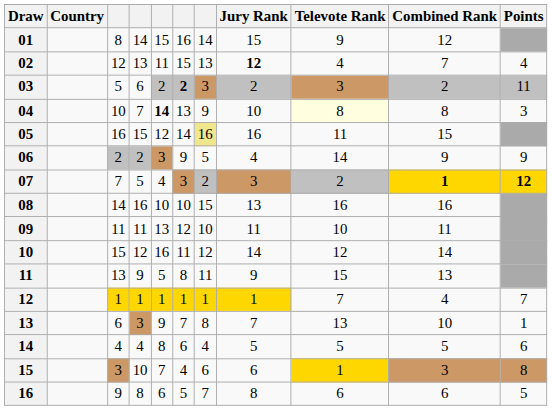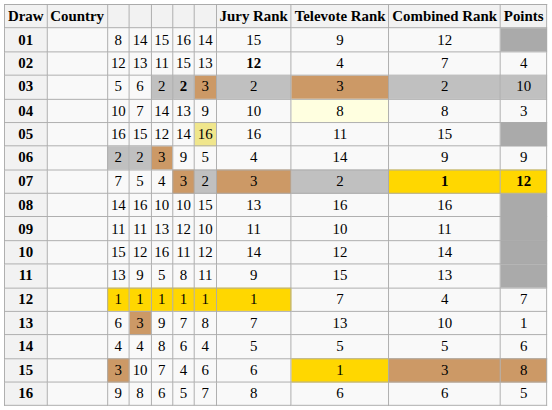(524, 87) 11 -> (524, 87) 10
(162, 110) bold -> (162, 110) normal
